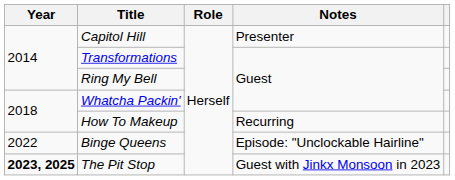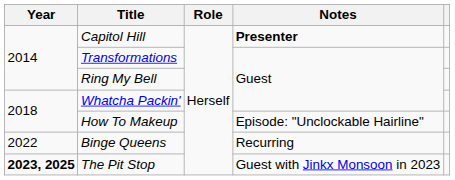(265, 36) normal -> (267, 36) bold
(265, 121) Recurring -> (330, 121) Episode: "Unclockable Hairline"
(330, 143) Episode: "Unclockable Hairline" -> (265, 143) Recurring
